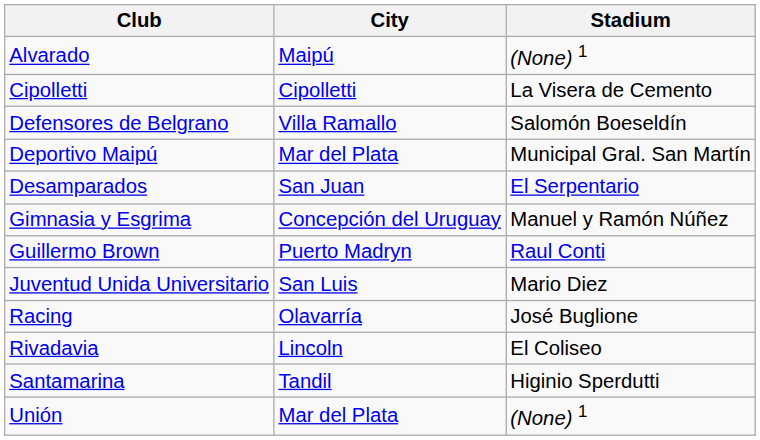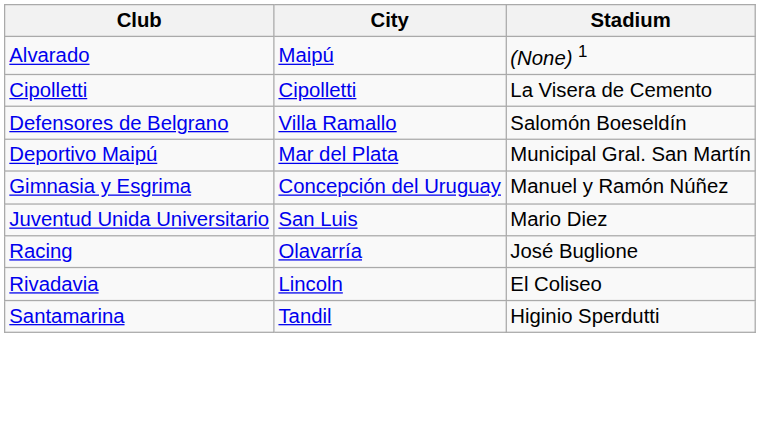- row: (78, 187)
- row: (84, 251)
- row: (36, 415)
